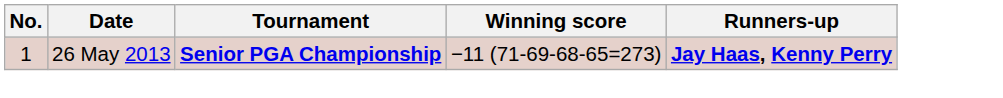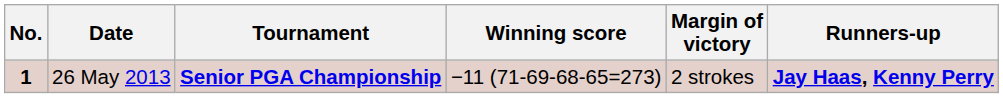+ column: (717, 33)
(26, 54) normal -> (26, 77) bold
